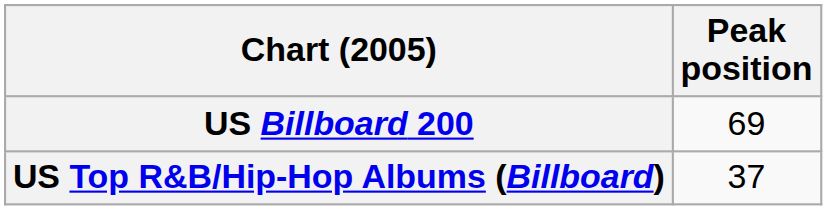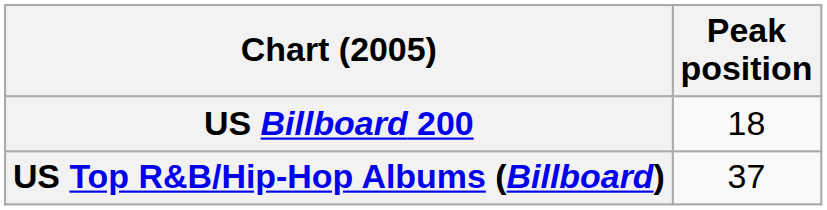(746, 123) 69 -> (746, 123) 18
